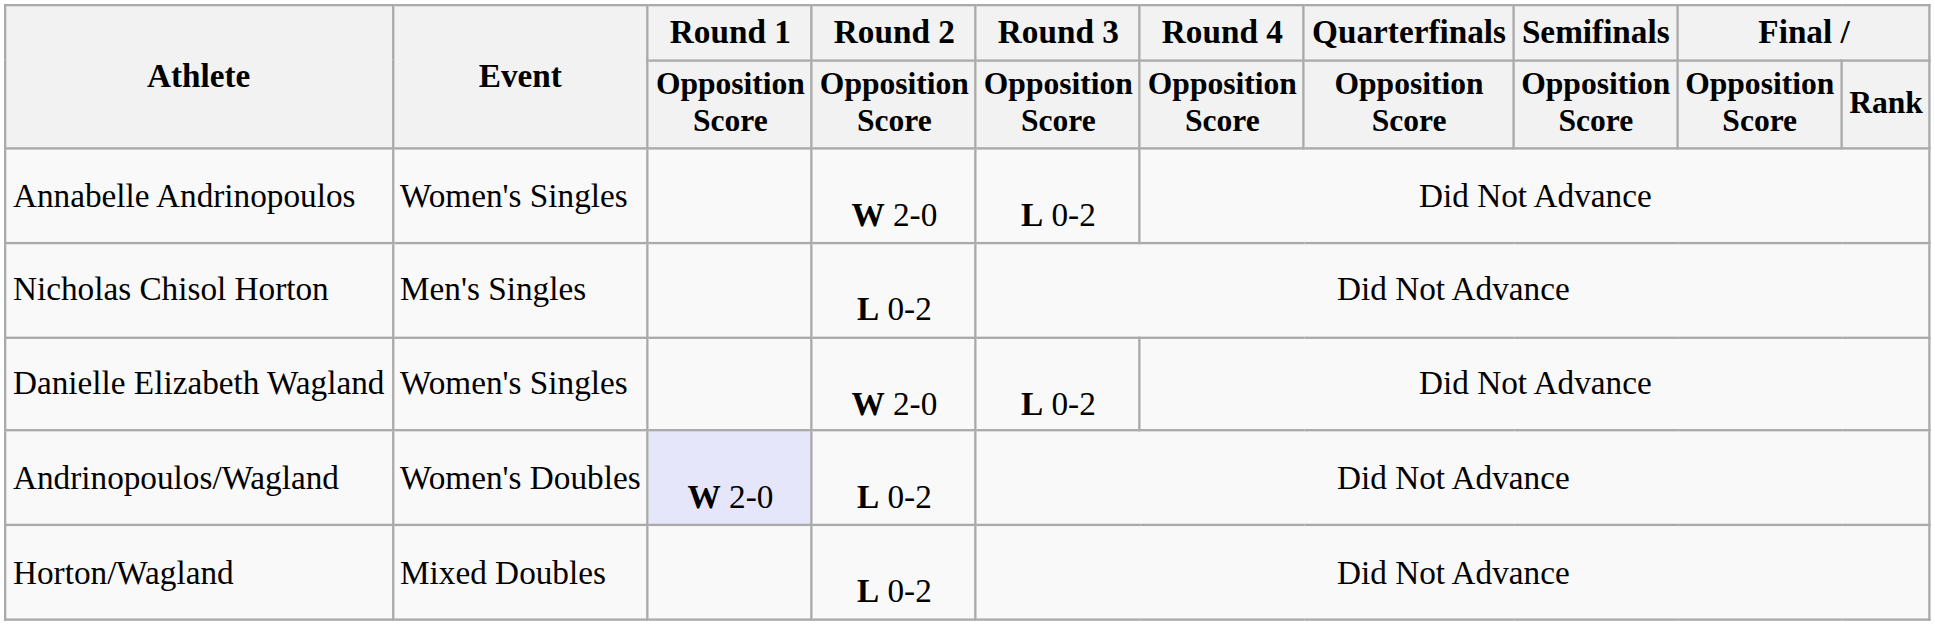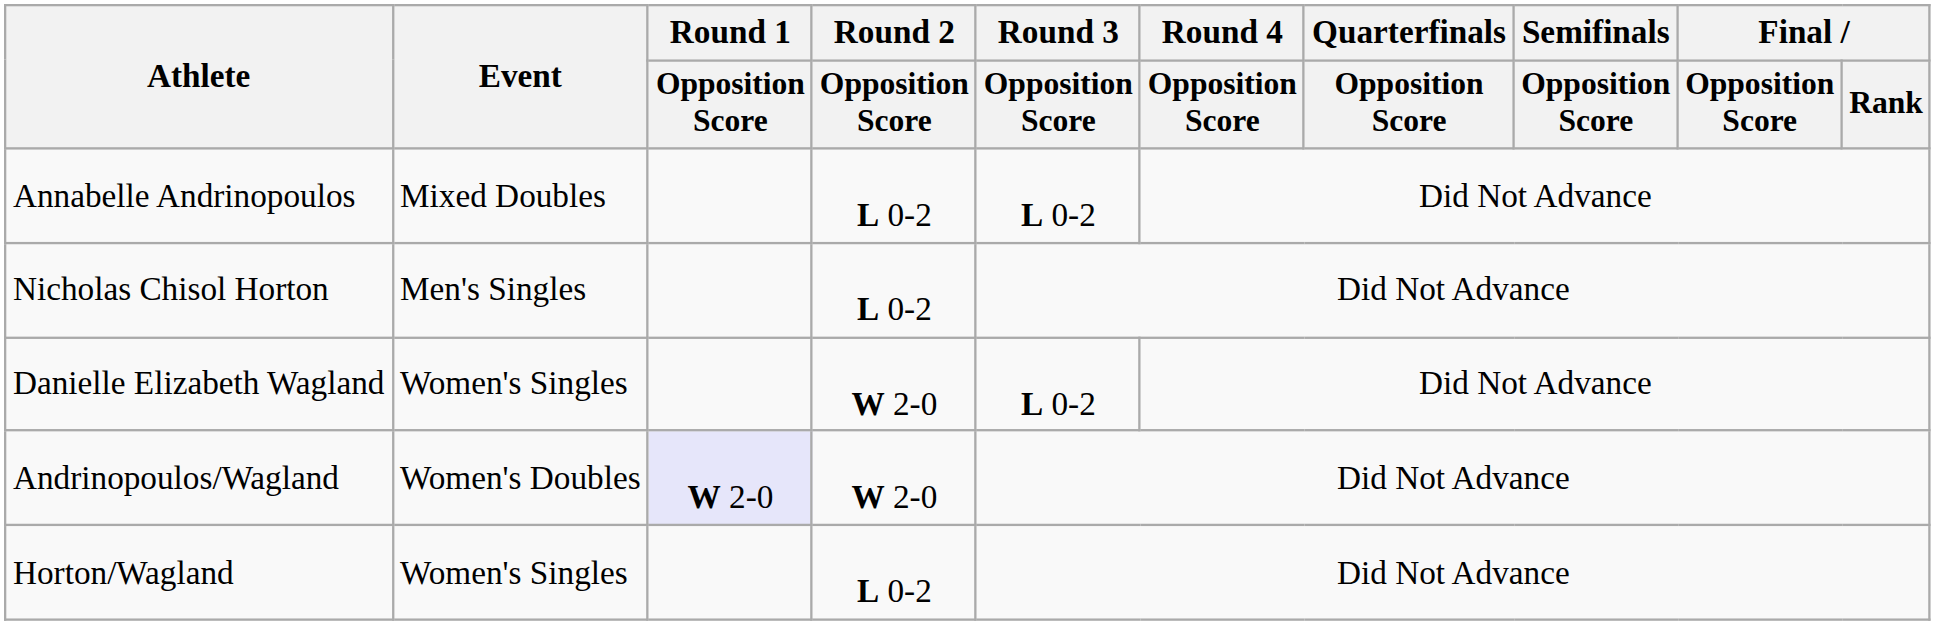(514, 195) Women's Singles -> (503, 195) Mixed Doubles
(894, 215) W 2-0 -> (894, 215) L 0-2
(894, 497) L 0-2 -> (894, 497) W 2-0
(503, 572) Mixed Doubles -> (514, 572) Women's Singles
